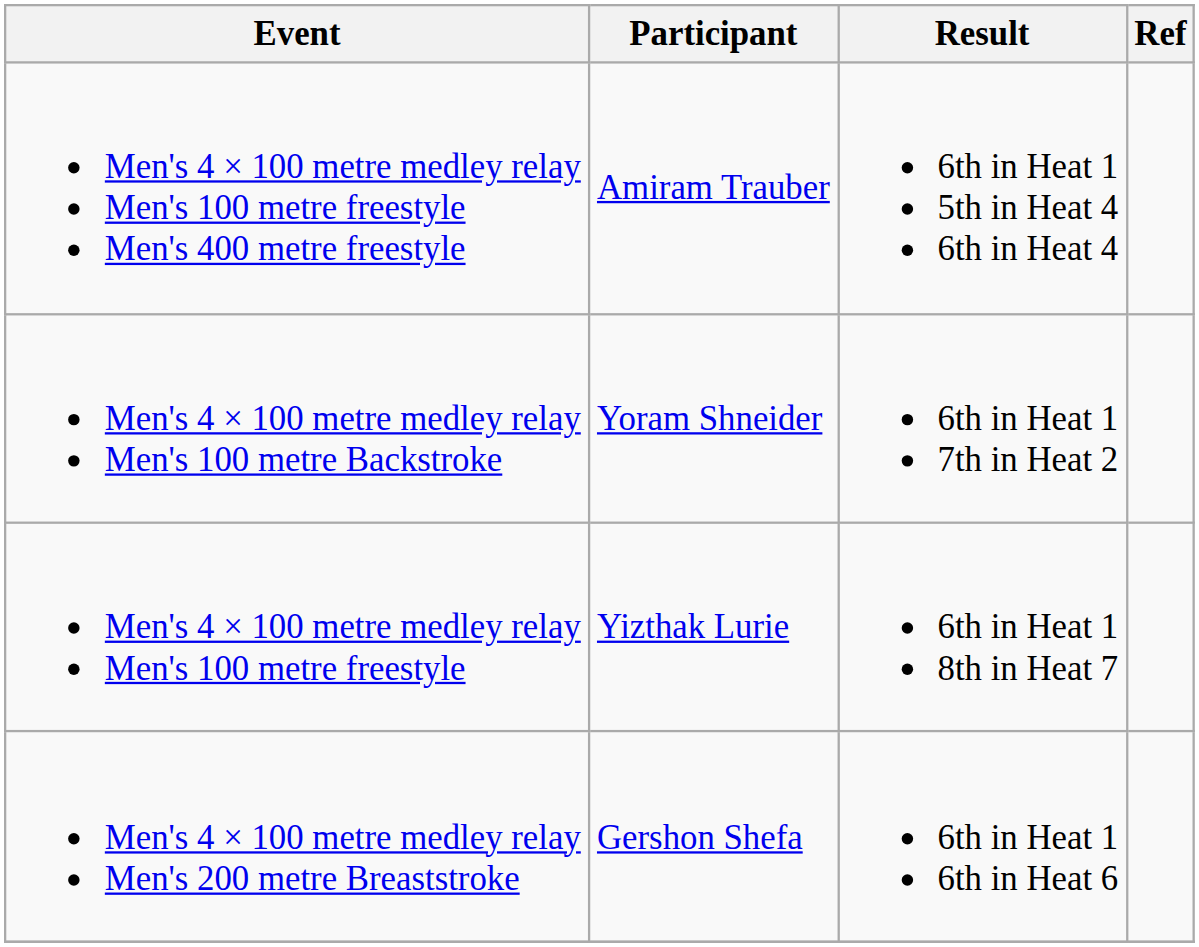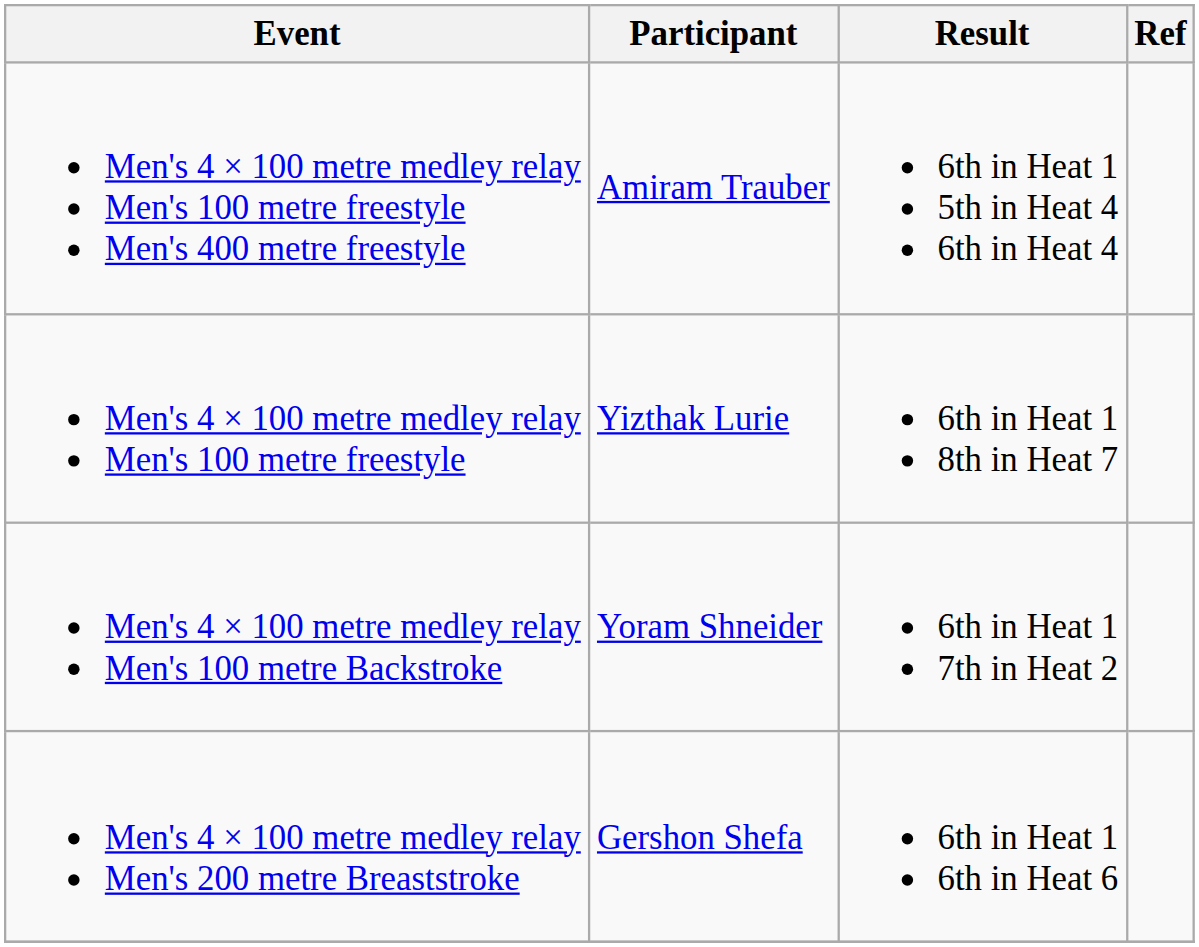rows swapped: (297, 648) <-> (297, 439)
